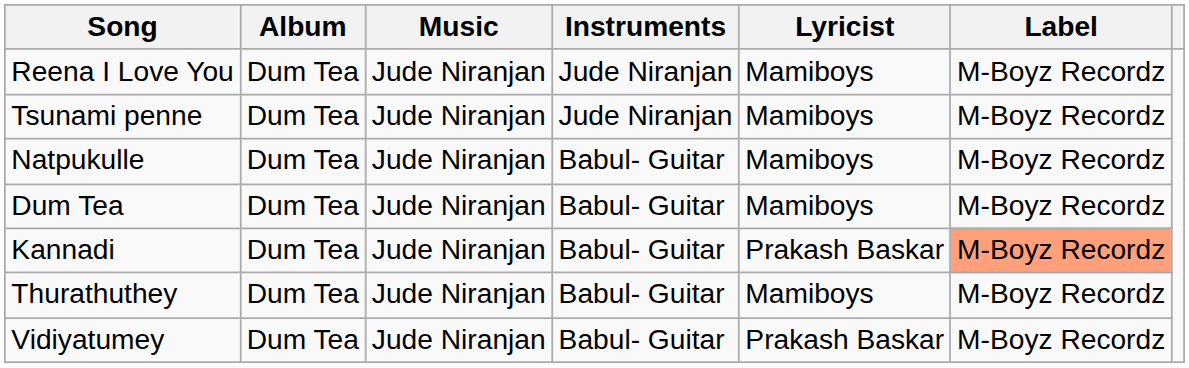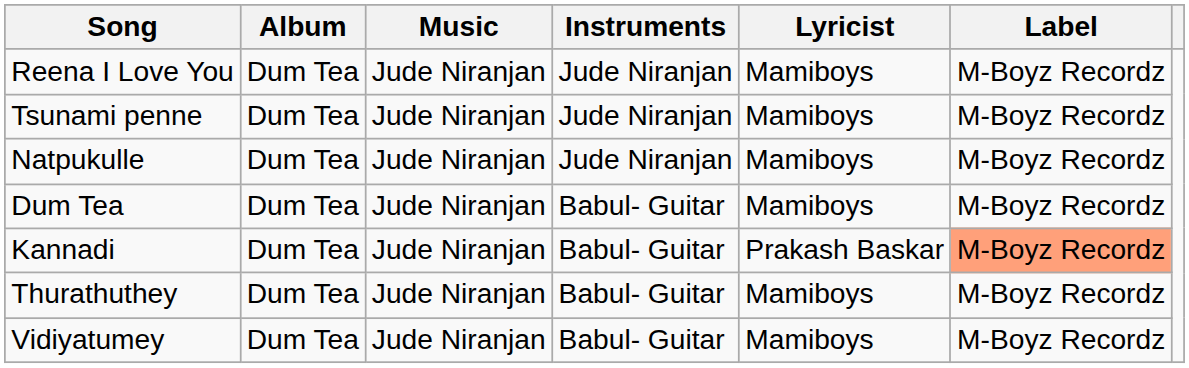(642, 160) Babul- Guitar -> (646, 160) Jude Niranjan
(845, 339) Prakash Baskar -> (810, 339) Mamiboys
